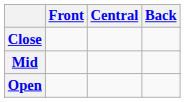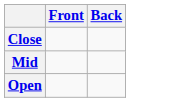- column: (114, 16)
